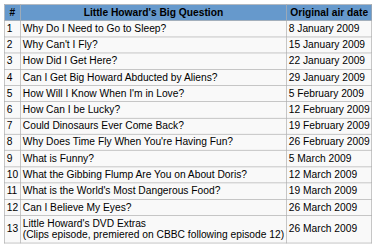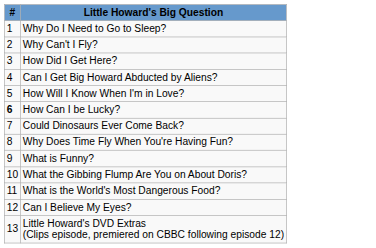- column: (329, 12)
(10, 110) normal -> (10, 110) bold
